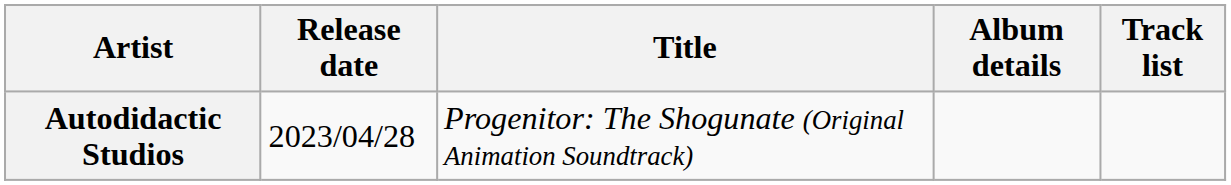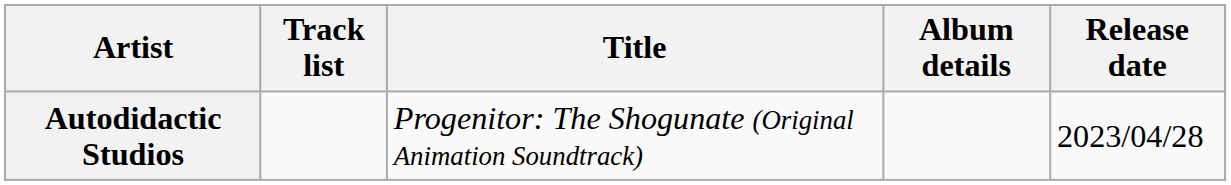columns swapped: (349, 48) <-> (1162, 48)
